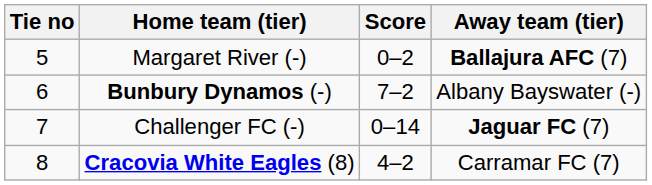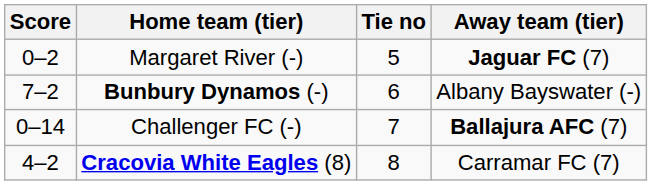columns swapped: (42, 22) <-> (395, 22)
(539, 57) Ballajura AFC (7) -> (539, 57) Jaguar FC (7)
(539, 127) Jaguar FC (7) -> (539, 127) Ballajura AFC (7)
